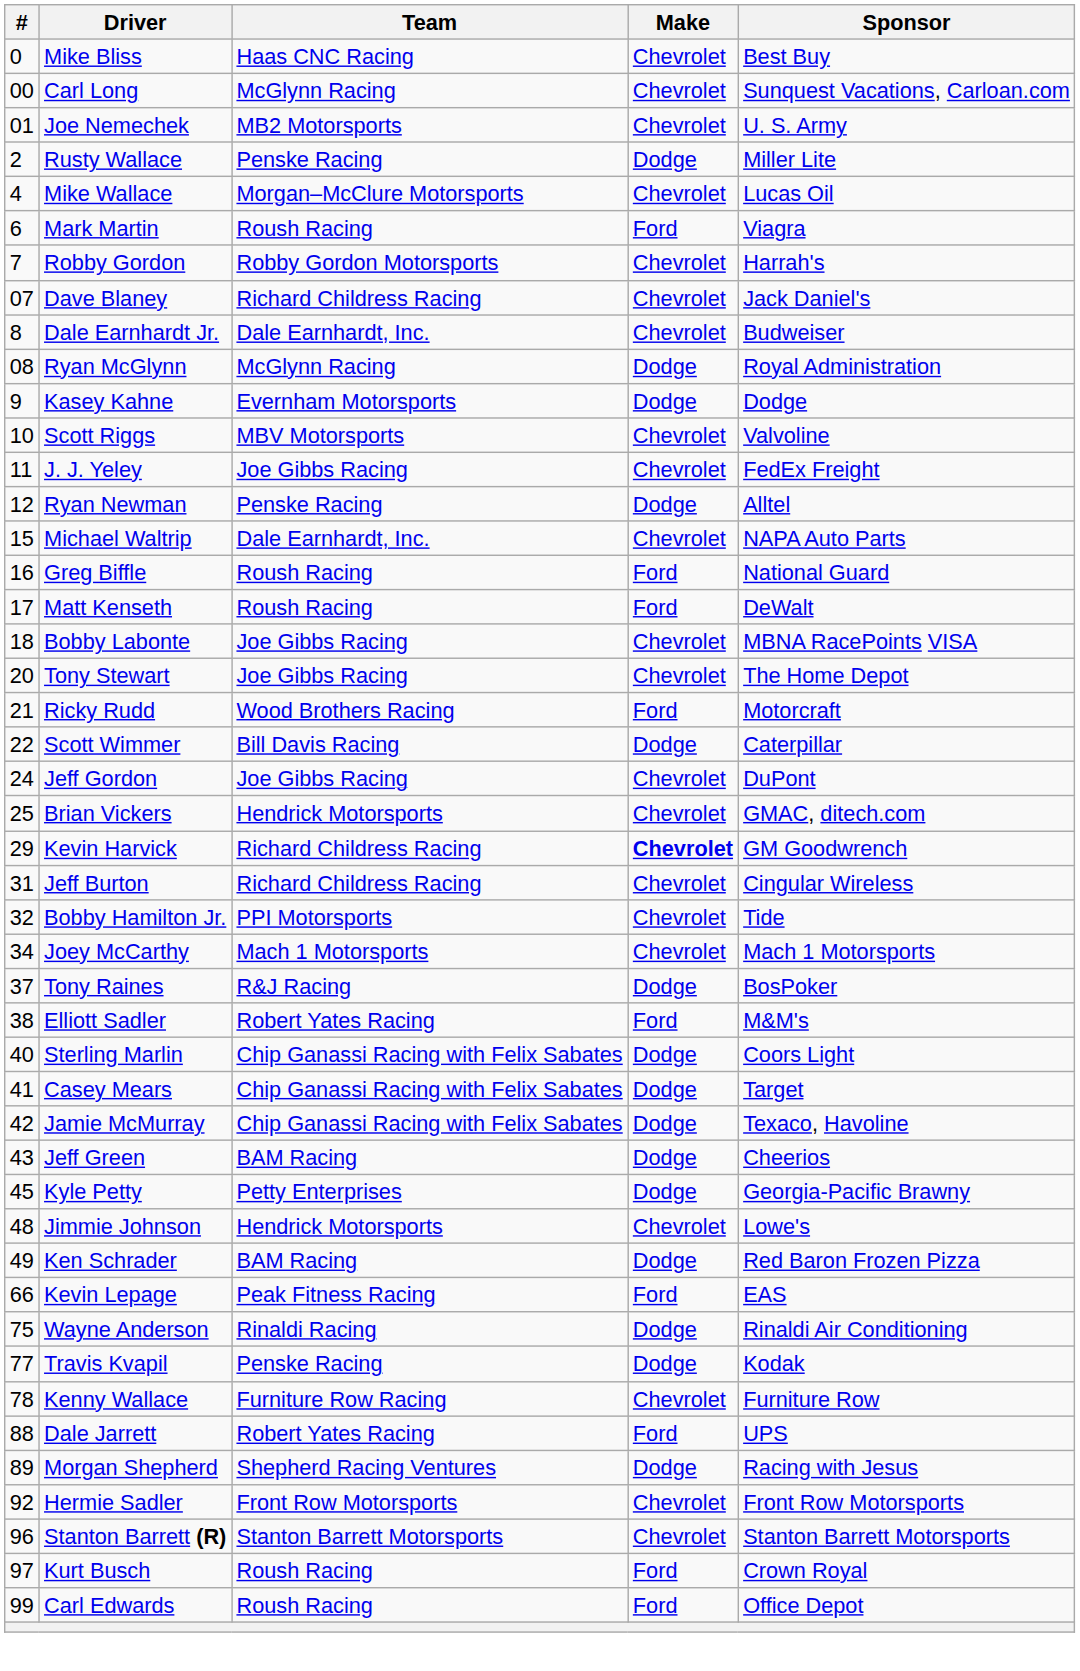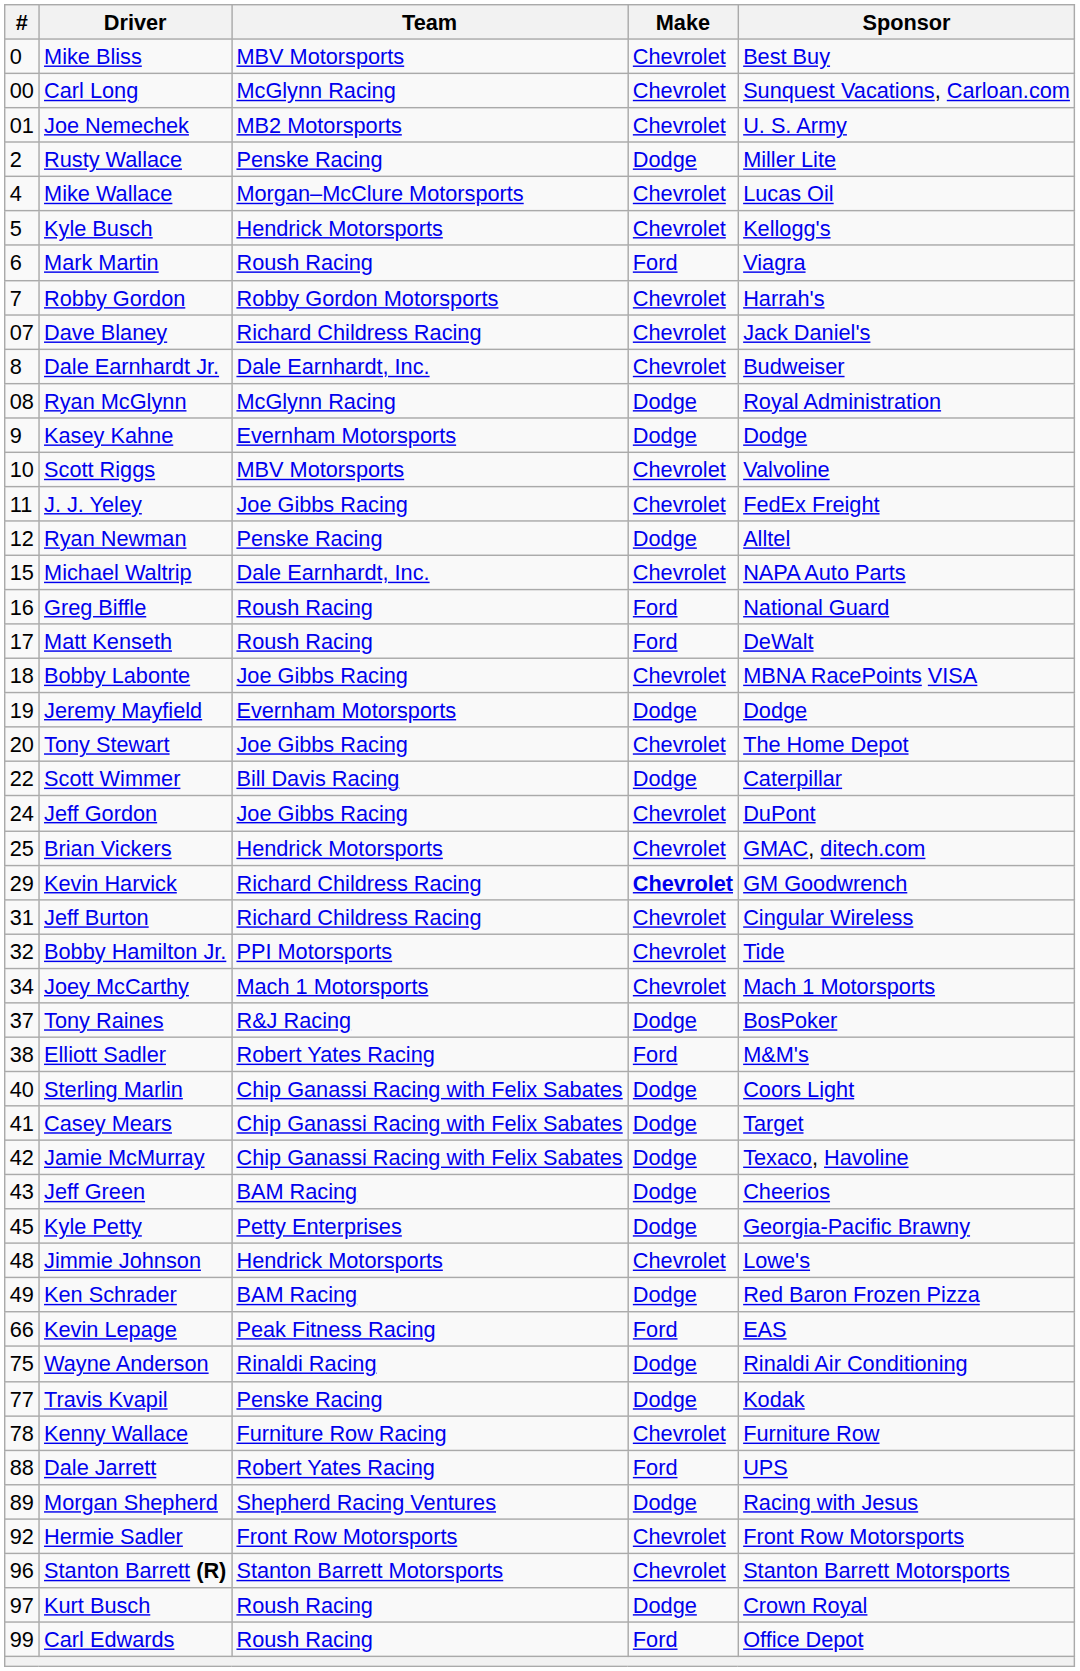(325, 57) Haas CNC Racing -> (320, 57) MBV Motorsports
+ row: (98, 229)
+ row: (123, 710)
- row: (100, 710)
(655, 1571) Ford -> (665, 1605) Dodge
